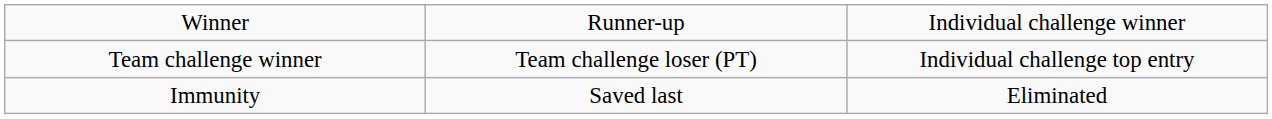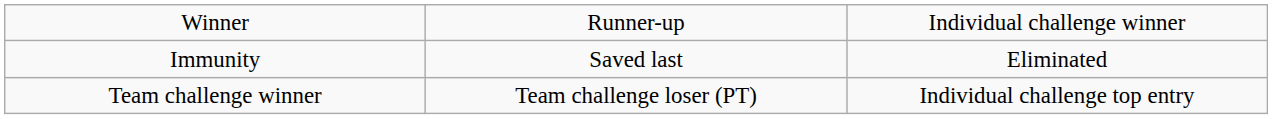rows swapped: (215, 58) <-> (215, 95)
